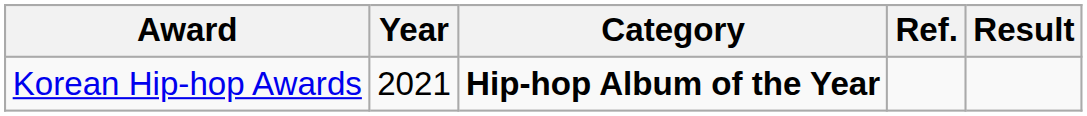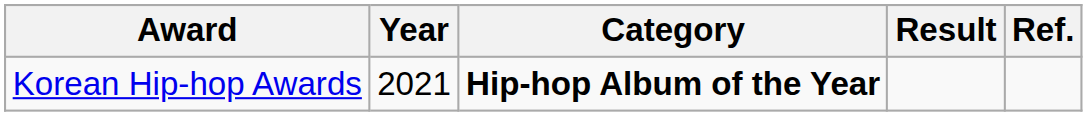columns swapped: (1024, 30) <-> (927, 30)
